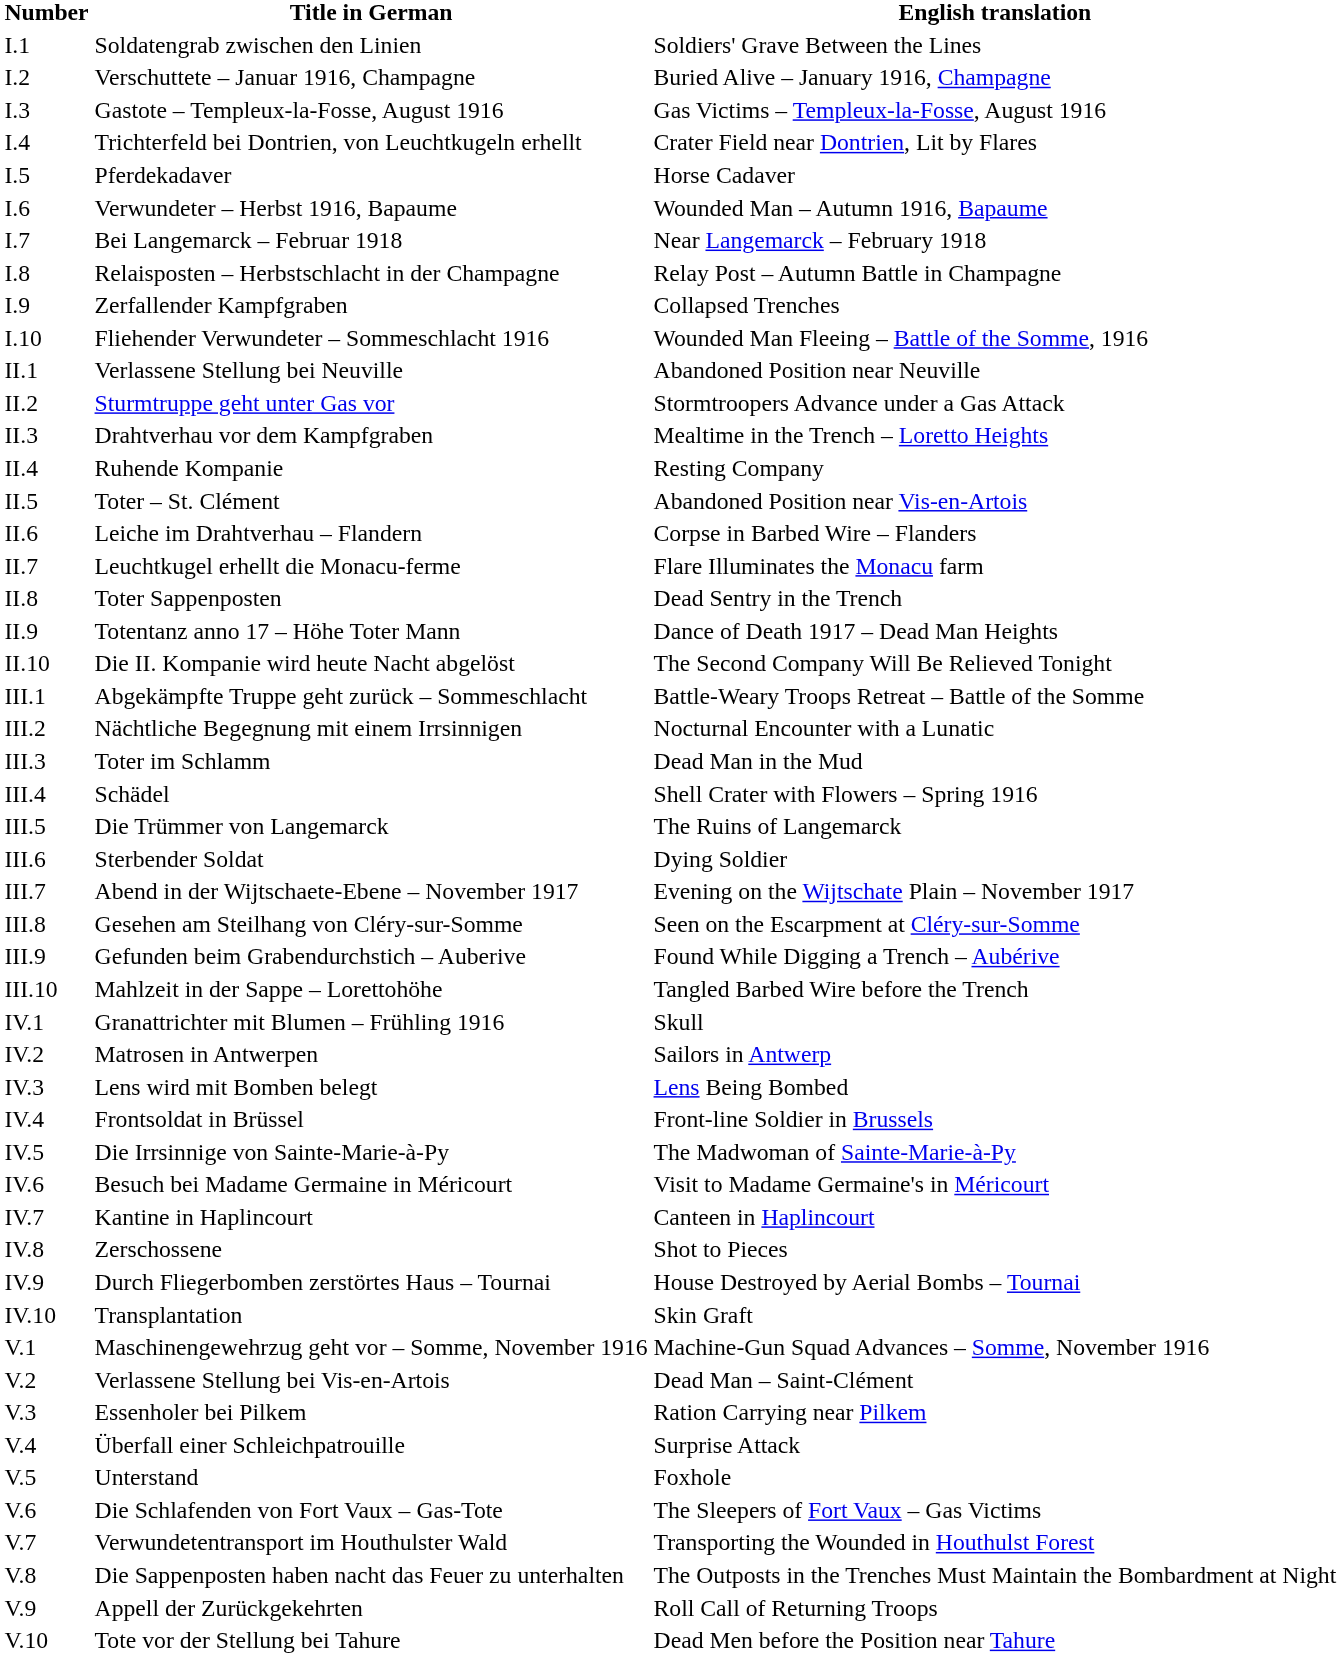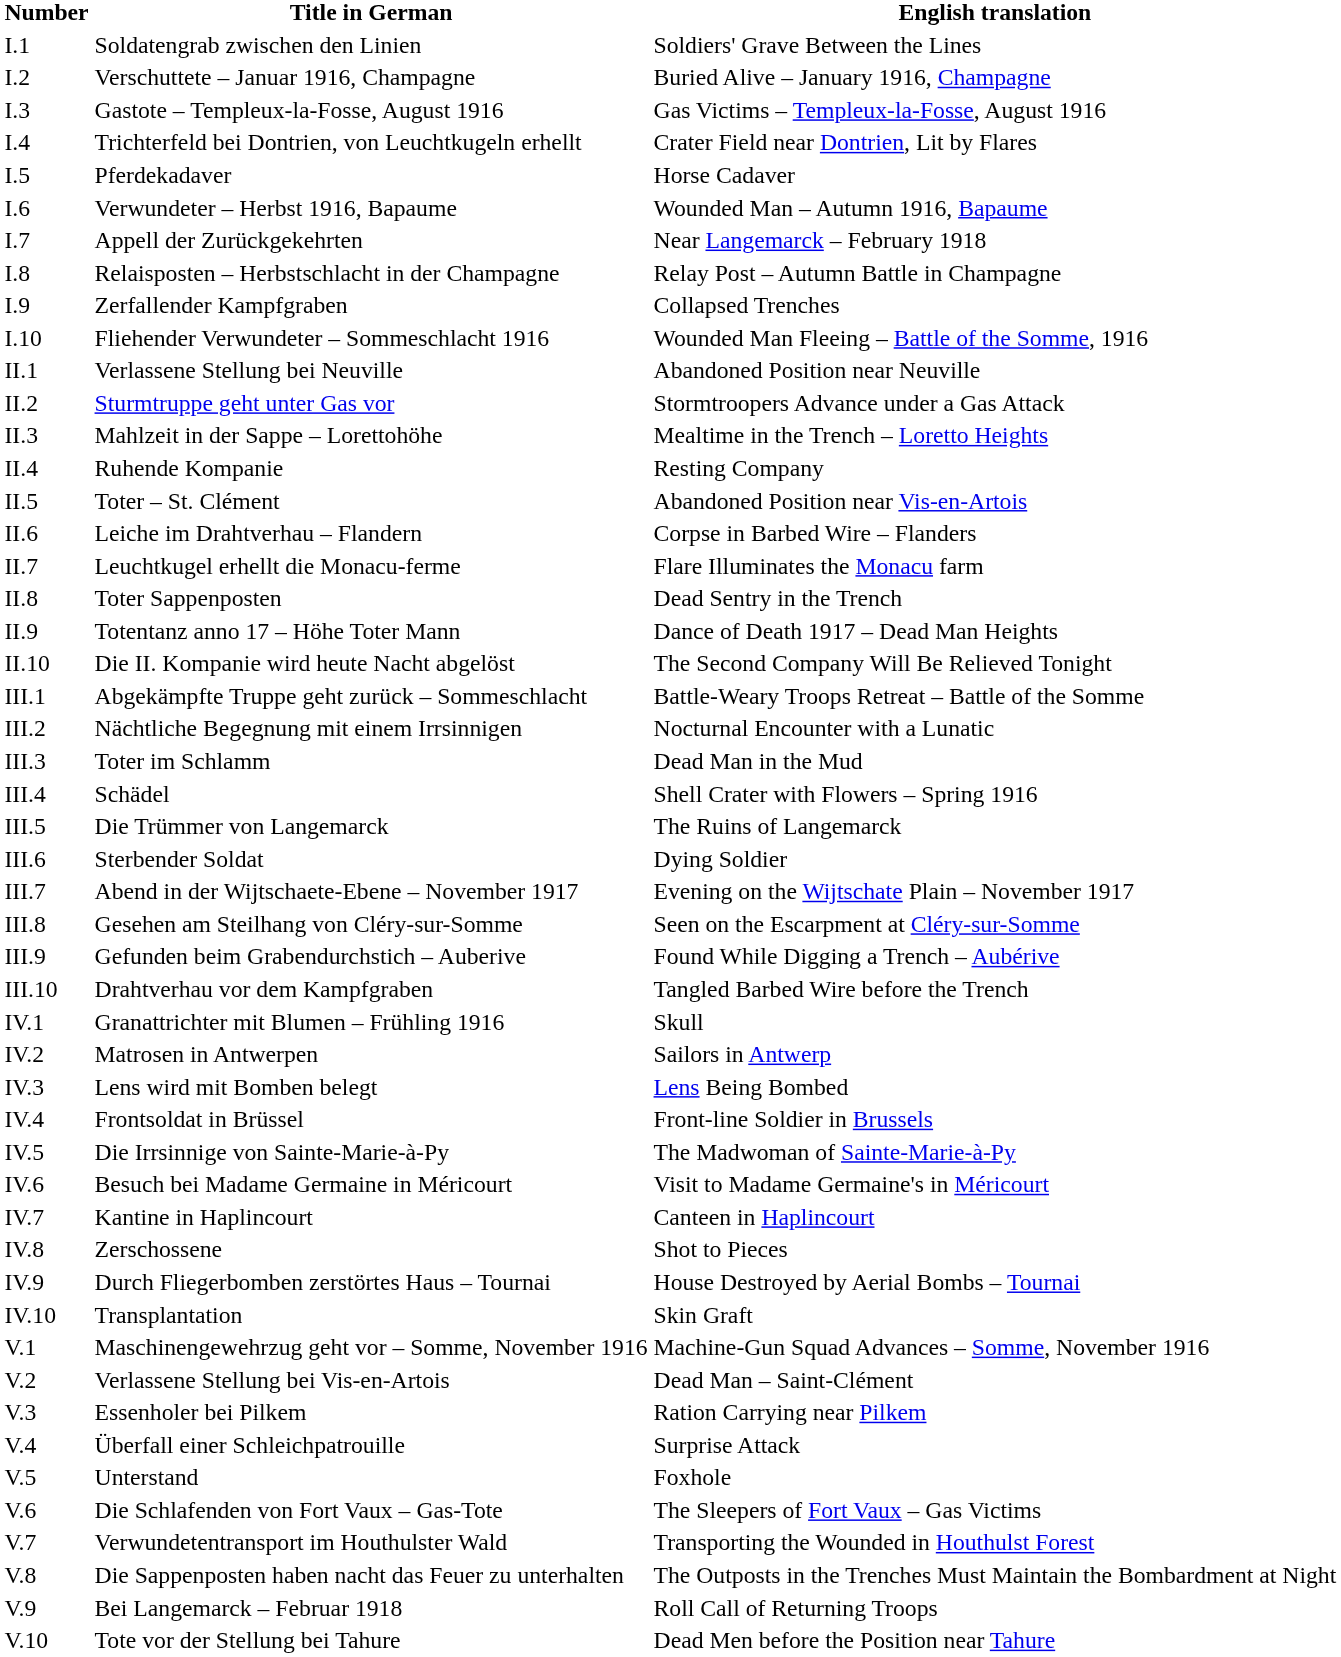(248, 240) Bei Langemarck – Februar 1918 -> (229, 240) Appell der Zurückgekehrten
(264, 435) Drahtverhau vor dem Kampfgraben -> (268, 435) Mahlzeit in der Sappe – Lorettohöhe
(268, 989) Mahlzeit in der Sappe – Lorettohöhe -> (264, 989) Drahtverhau vor dem Kampfgraben
(229, 1607) Appell der Zurückgekehrten -> (248, 1607) Bei Langemarck – Februar 1918
